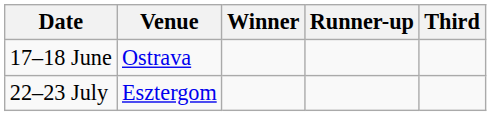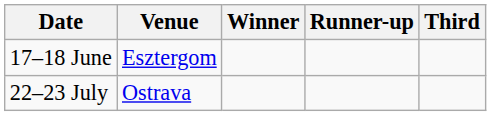(157, 57) Ostrava -> (169, 57) Esztergom
(169, 92) Esztergom -> (157, 92) Ostrava
